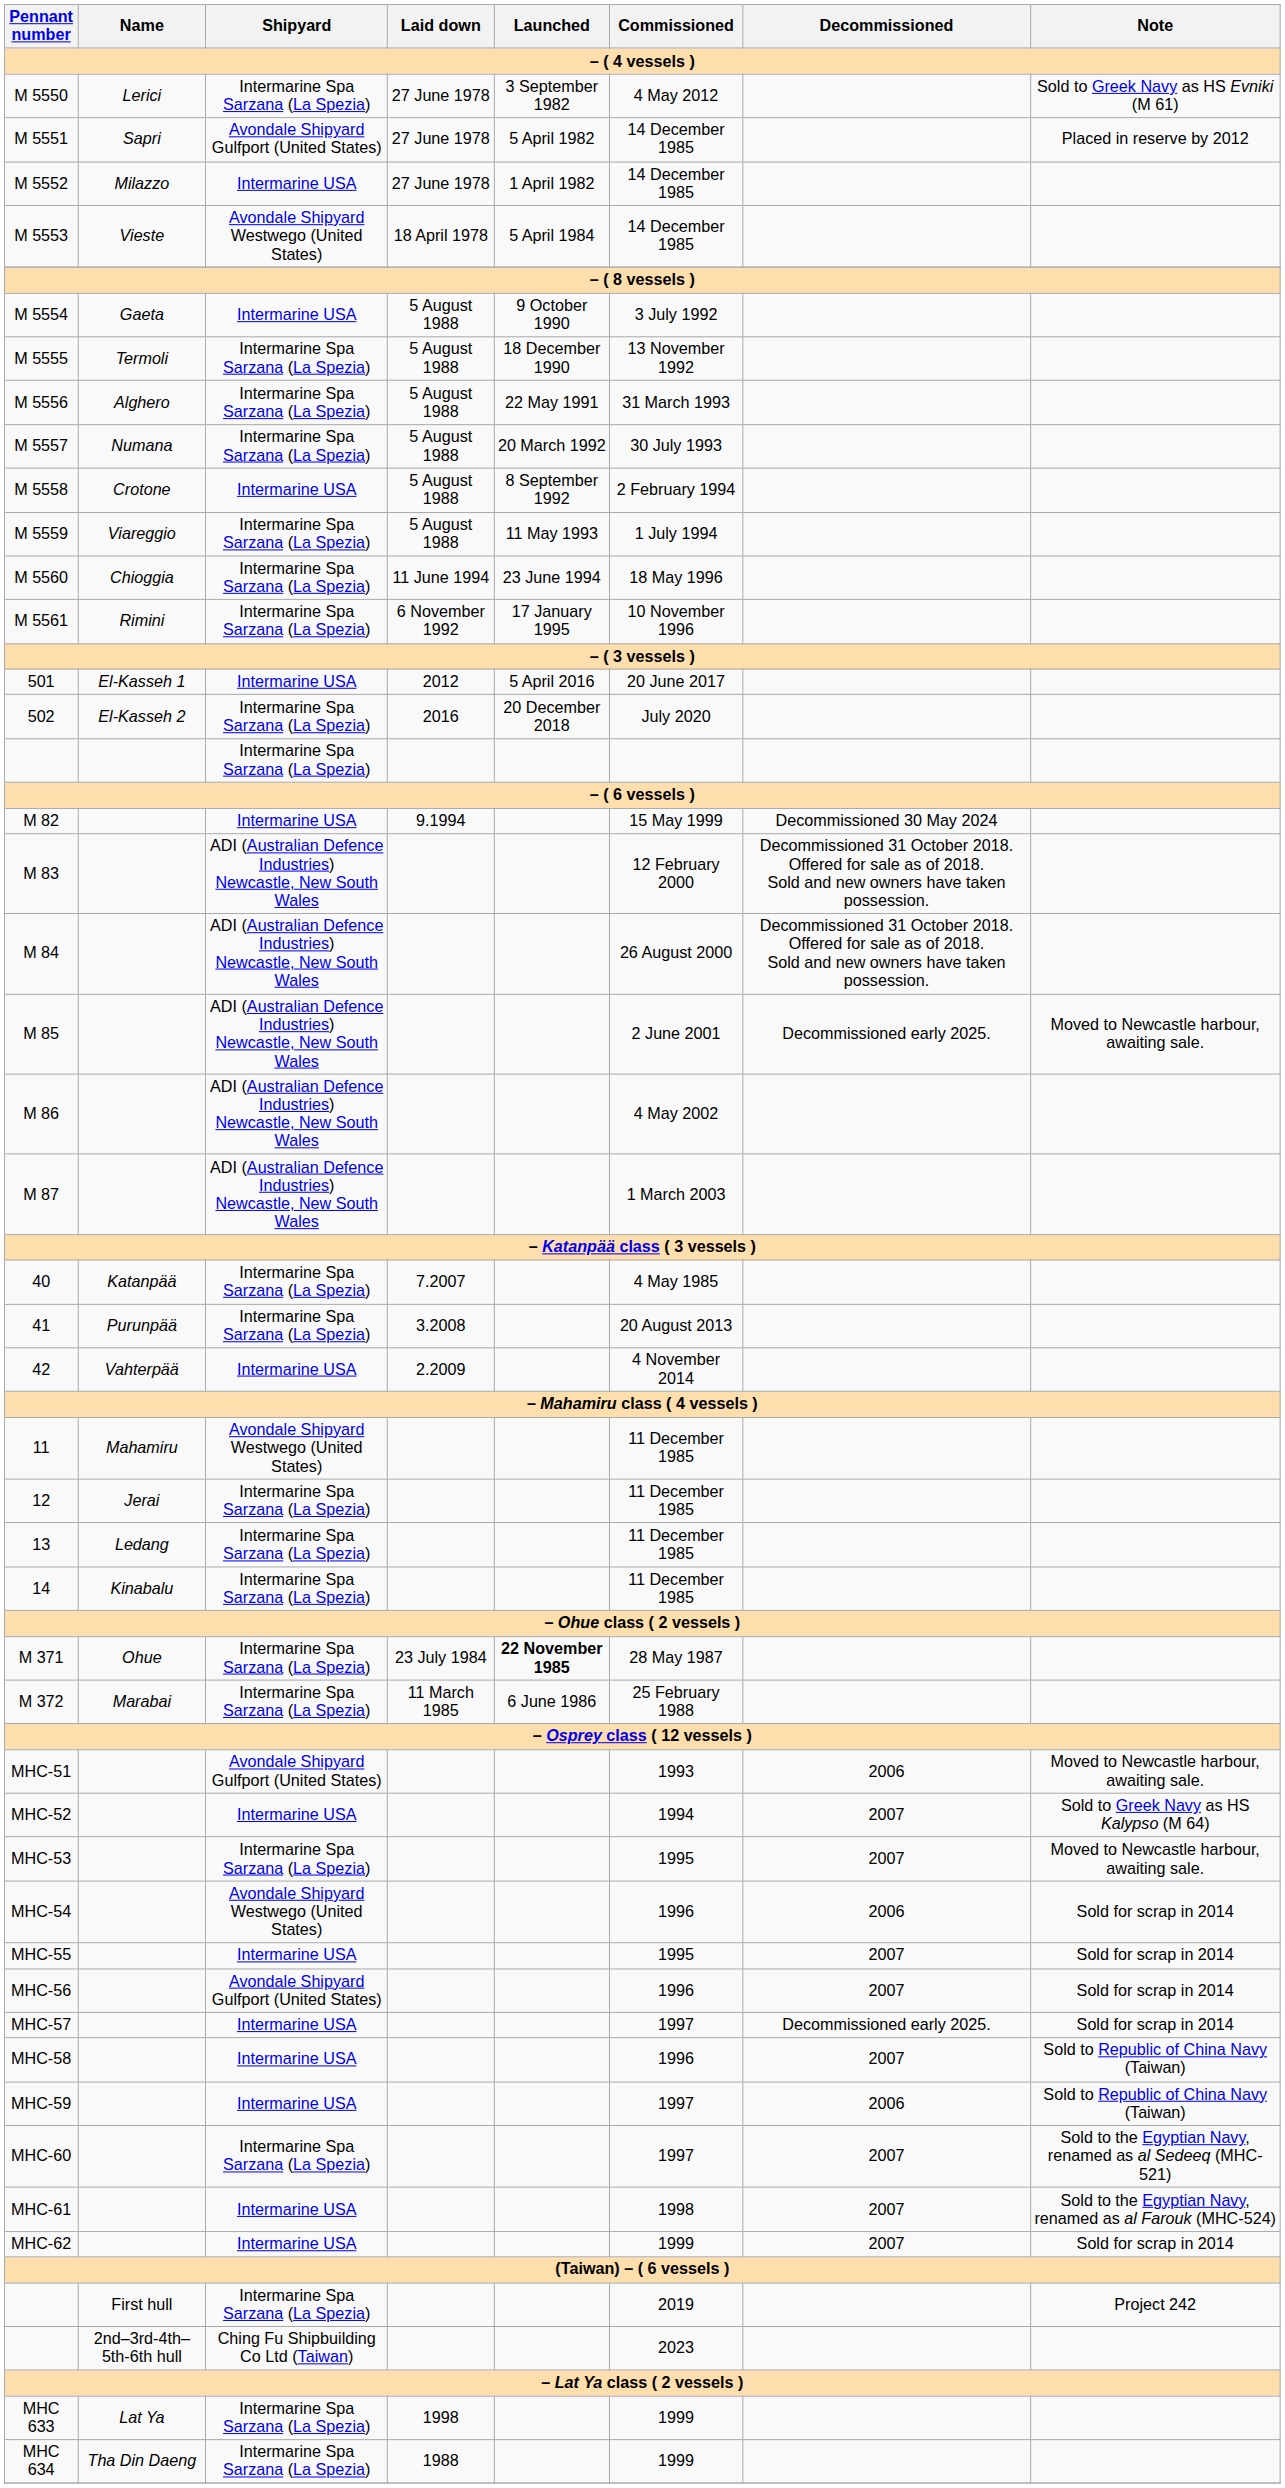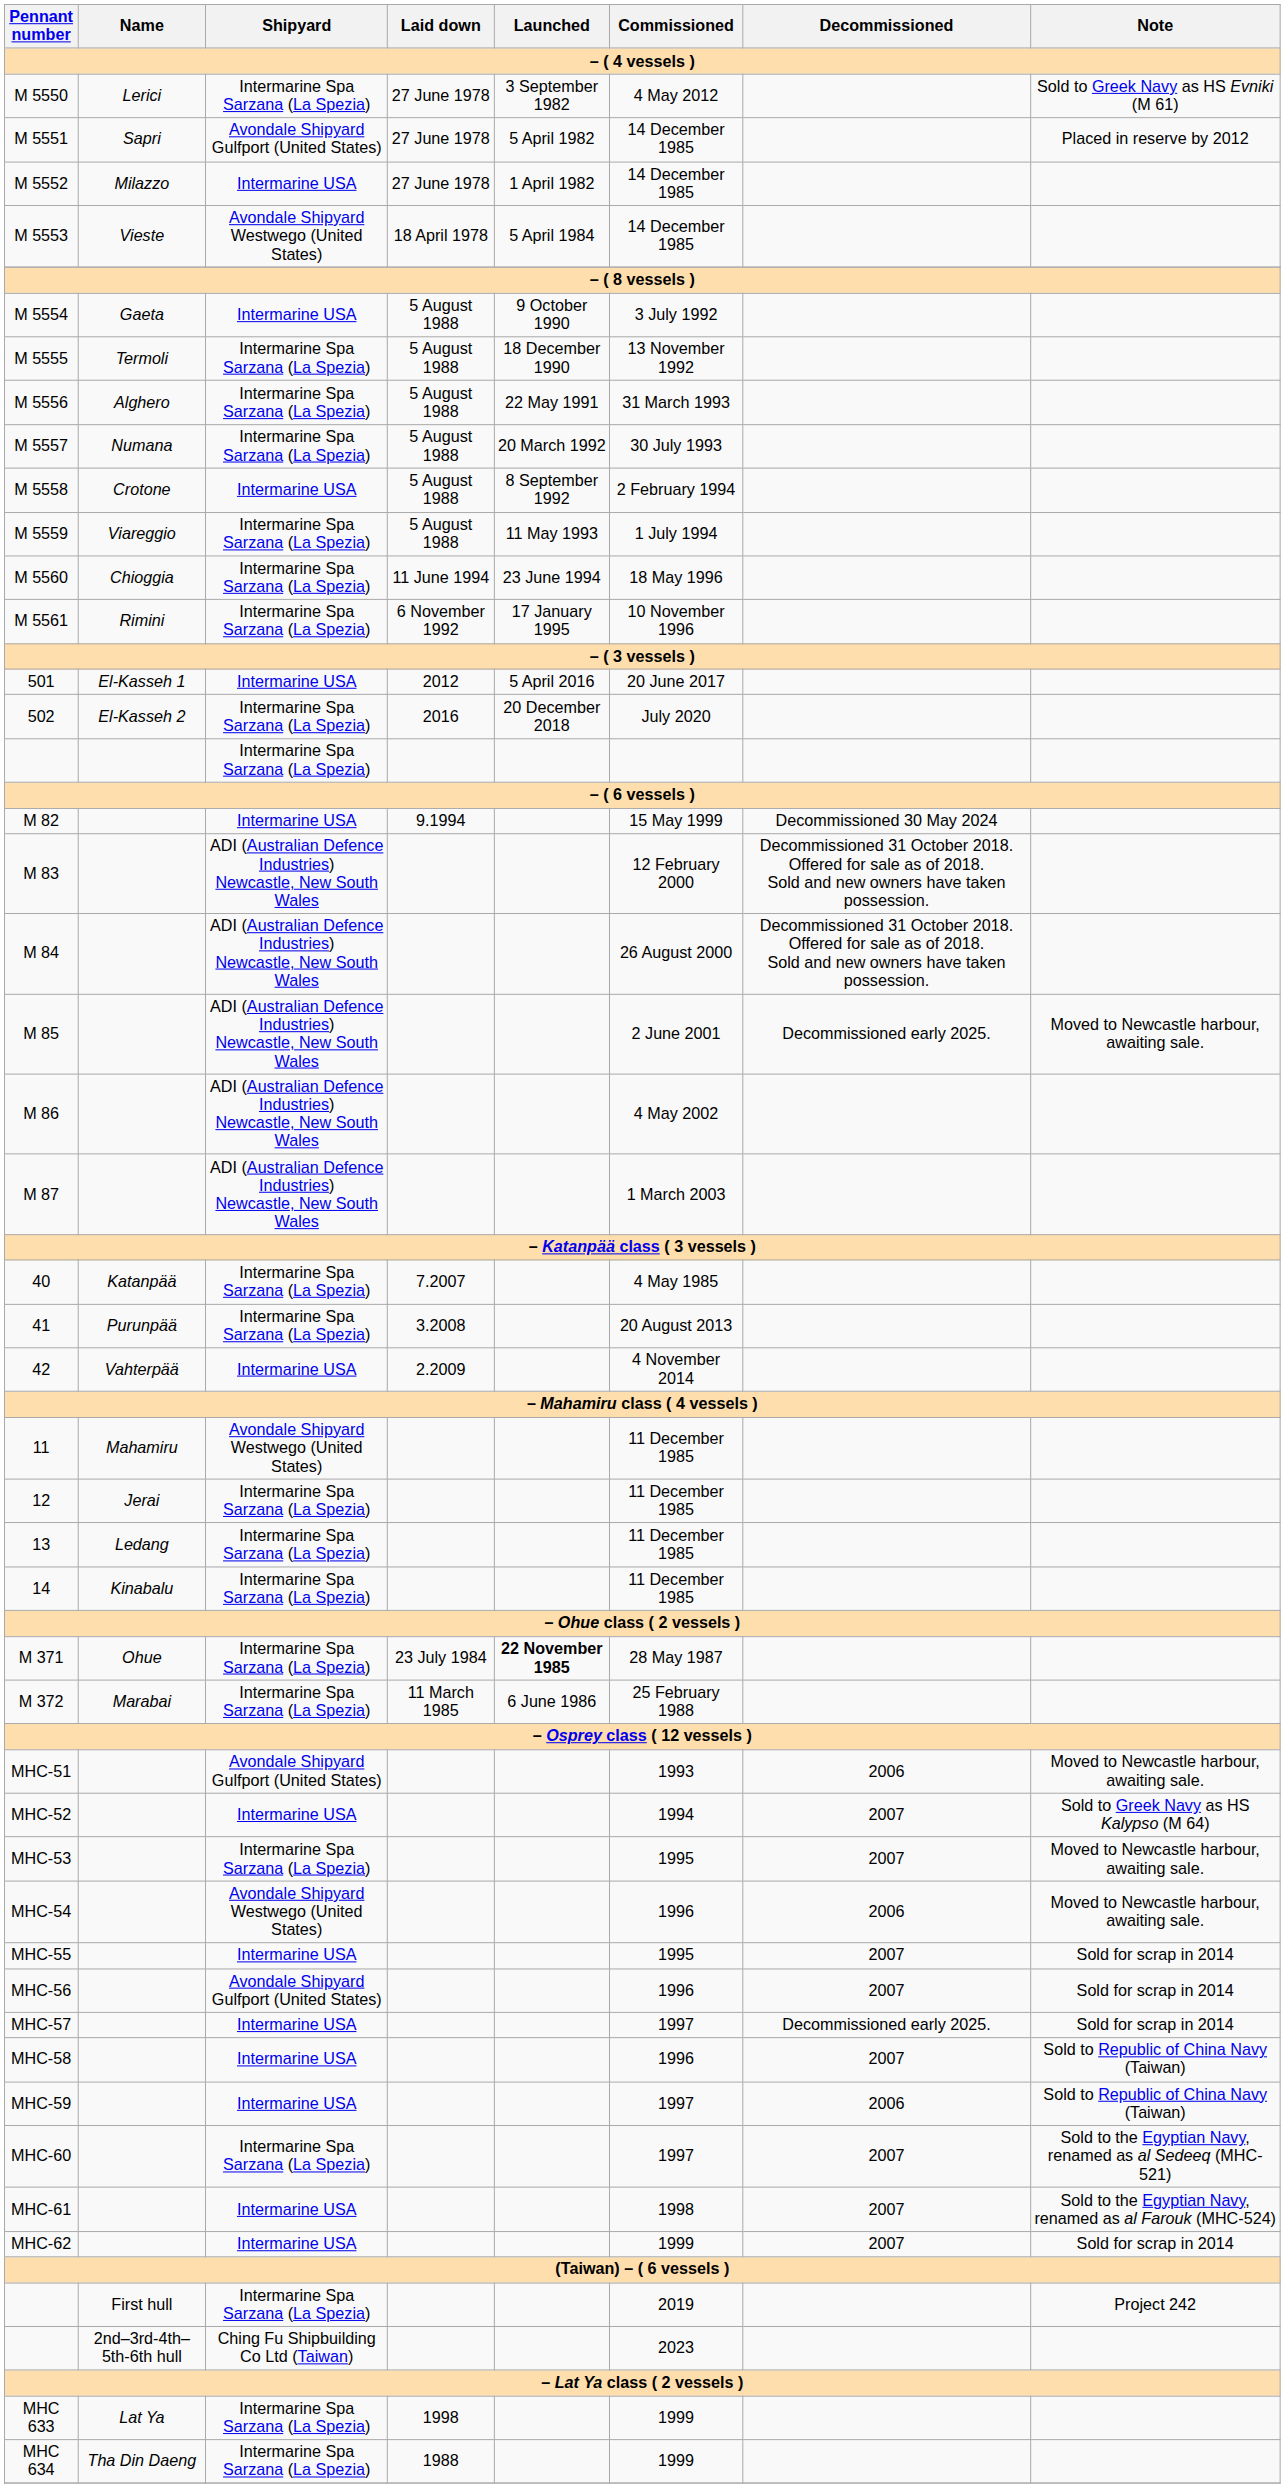(1155, 1911) Sold for scrap in 2014 -> (1155, 1911) Moved to Newcastle harbour, awaiting sale.
